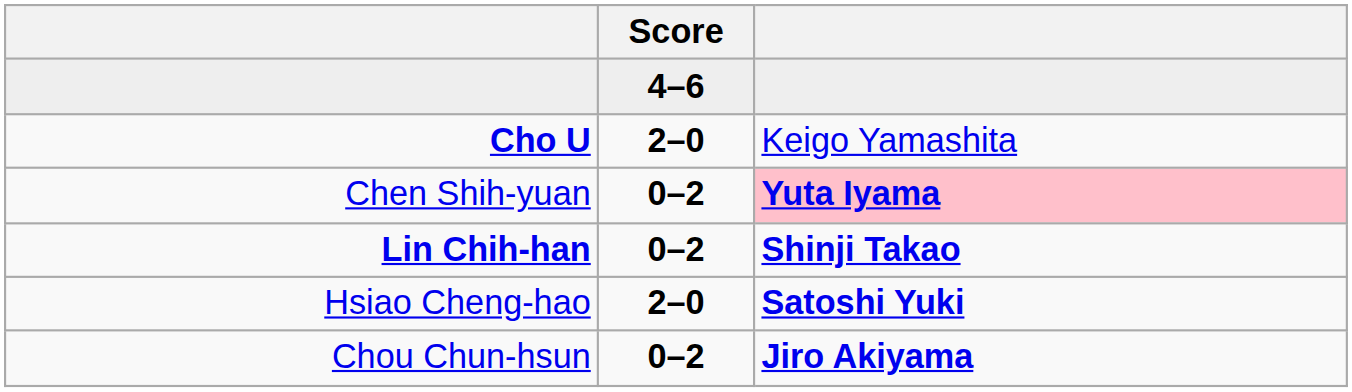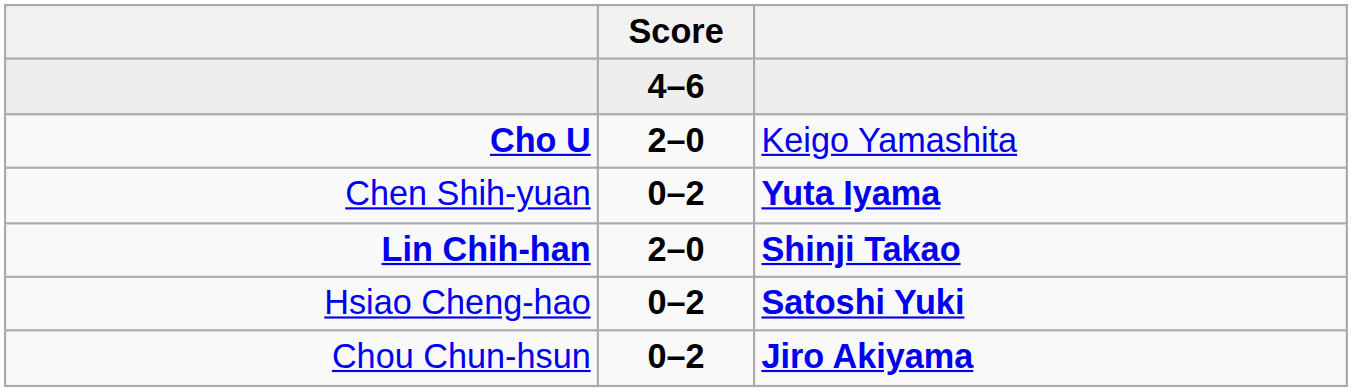(851, 194) pink background -> (851, 194) no background
(676, 248) 0–2 -> (676, 248) 2–0
(676, 303) 2–0 -> (676, 303) 0–2
